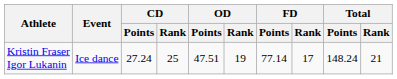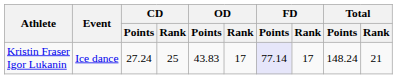(207, 58) 47.51 -> (207, 58) 43.83
(240, 58) 19 -> (240, 58) 17
(274, 58) no background -> (274, 58) lavender background
